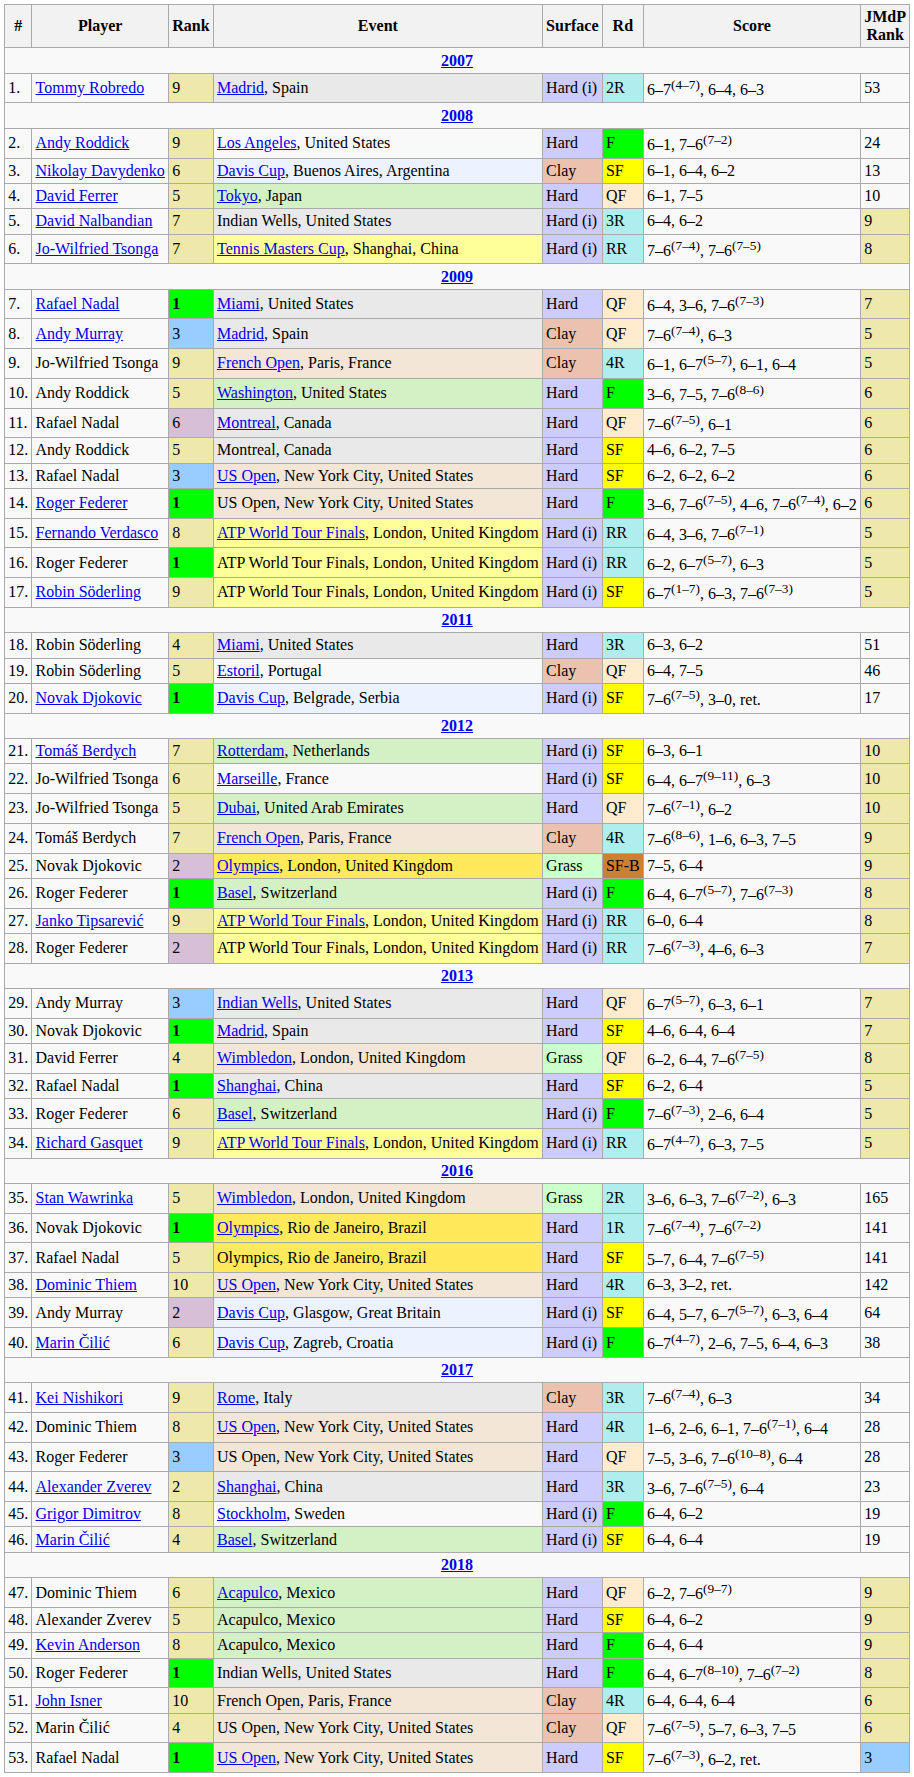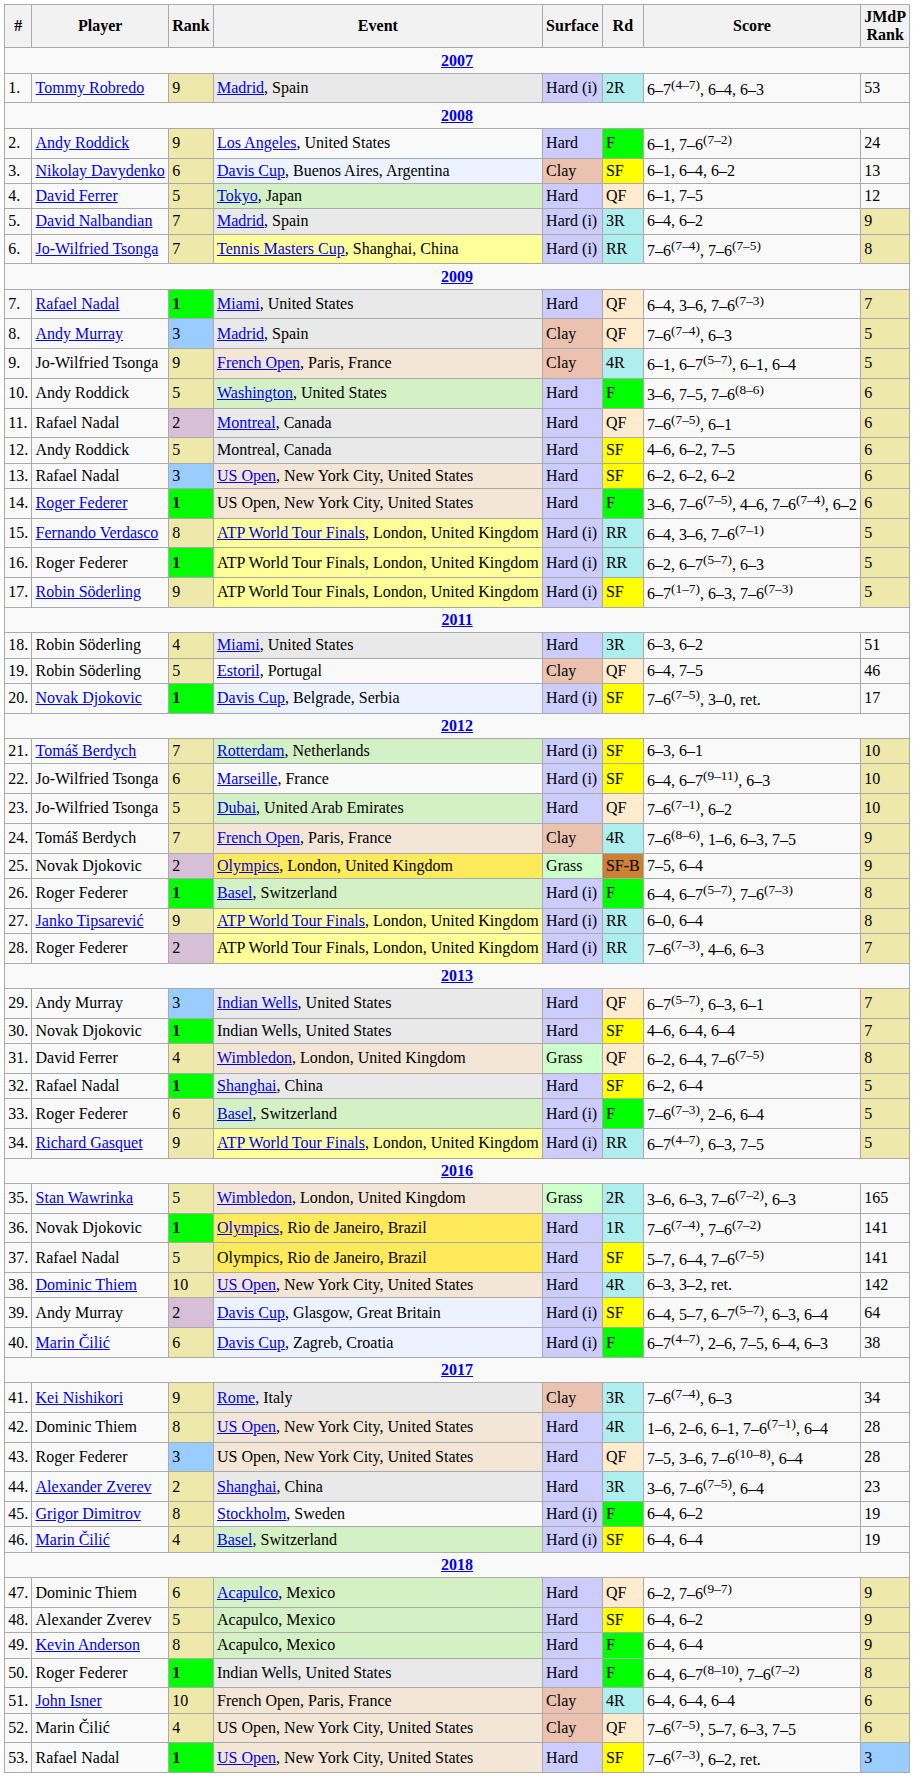(872, 196) 10 -> (872, 196) 12
(304, 221) Indian Wells, United States -> (263, 221) Madrid, Spain
(176, 422) 6 -> (176, 422) 2
(263, 1030) Madrid, Spain -> (304, 1030) Indian Wells, United States
